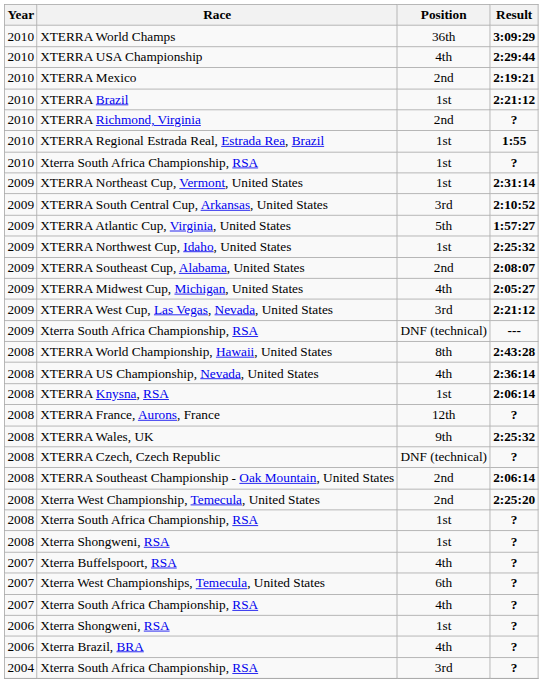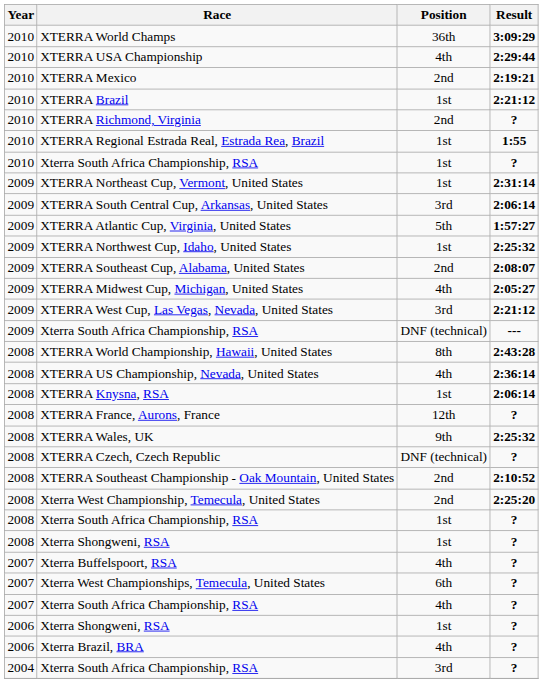(514, 204) 2:10:52 -> (514, 204) 2:06:14
(514, 478) 2:06:14 -> (514, 478) 2:10:52
